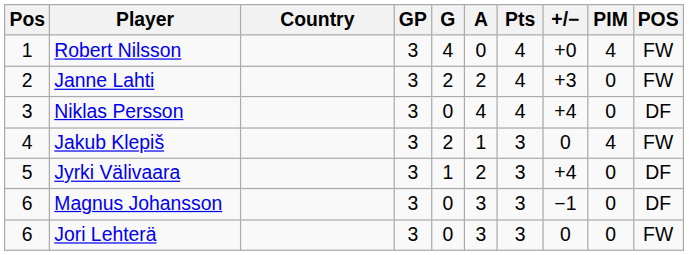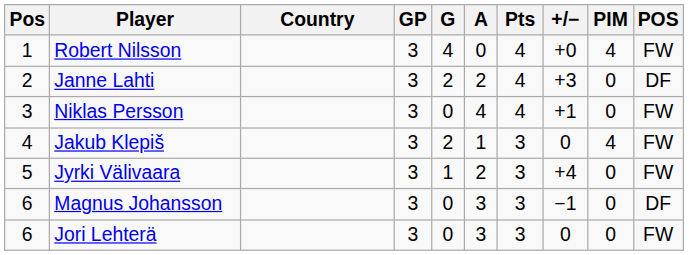(658, 81) FW -> (658, 81) DF
(565, 111) +4 -> (565, 111) +1
(658, 111) DF -> (658, 111) FW
(658, 173) DF -> (658, 173) FW
